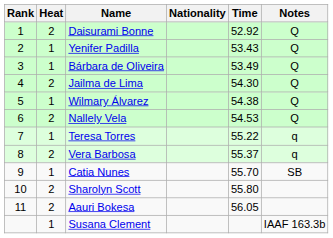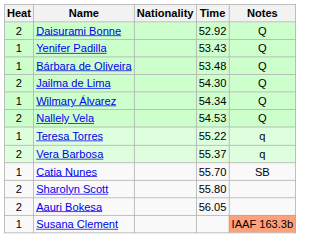- column: (20, 13)
(245, 66) 53.49 -> (213, 66) 53.48
(245, 101) 54.38 -> (213, 101) 54.34
(295, 224) no background -> (262, 224) lightsalmon background
